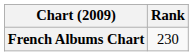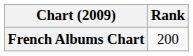(168, 39) 230 -> (168, 39) 200
